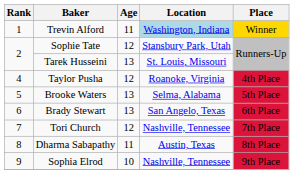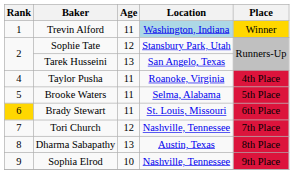(186, 62) St. Louis, Missouri -> (186, 62) San Angelo, Texas
(129, 78) 12 -> (129, 78) 11
(129, 95) 13 -> (129, 95) 11
(19, 111) no background -> (19, 111) gold background
(129, 111) 13 -> (129, 111) 11
(186, 111) San Angelo, Texas -> (186, 111) St. Louis, Missouri
(129, 144) 11 -> (129, 144) 13
